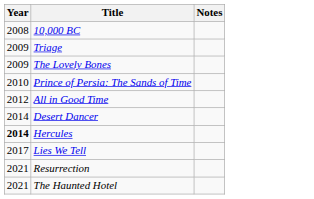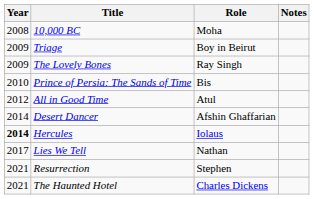+ column: (236, 13)
